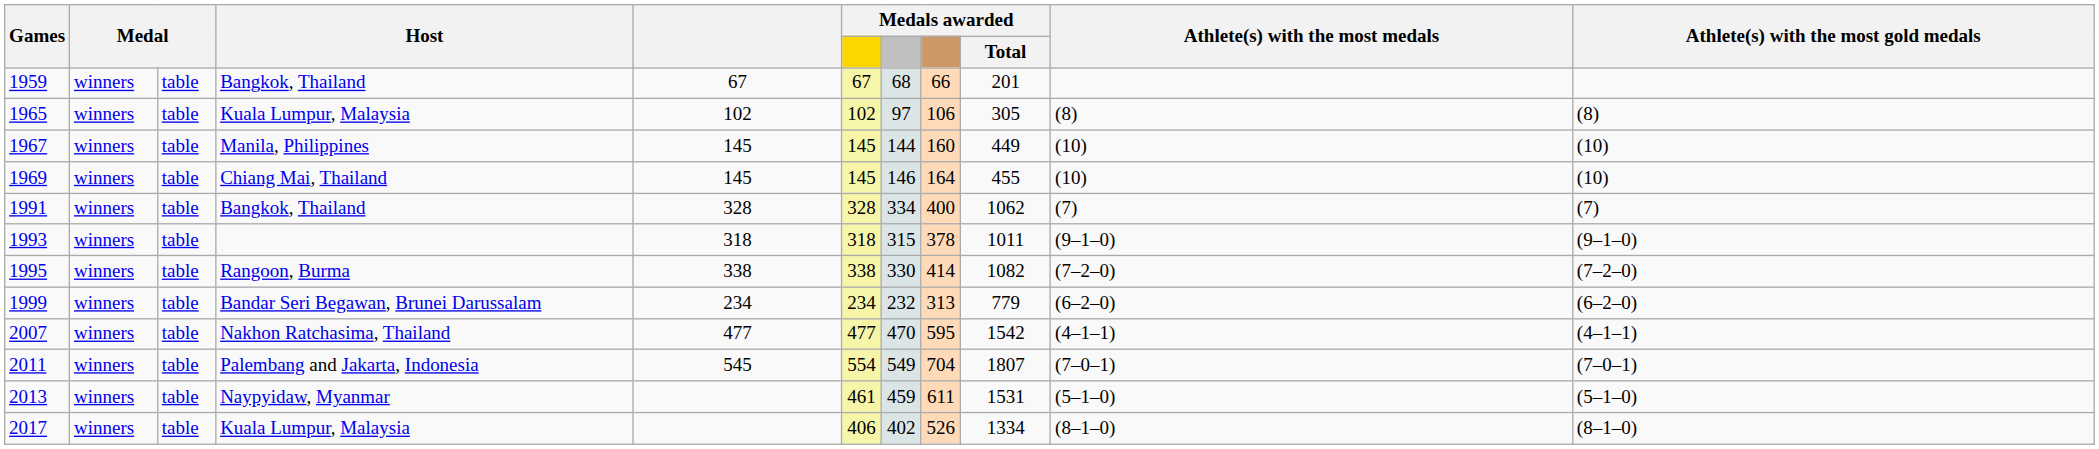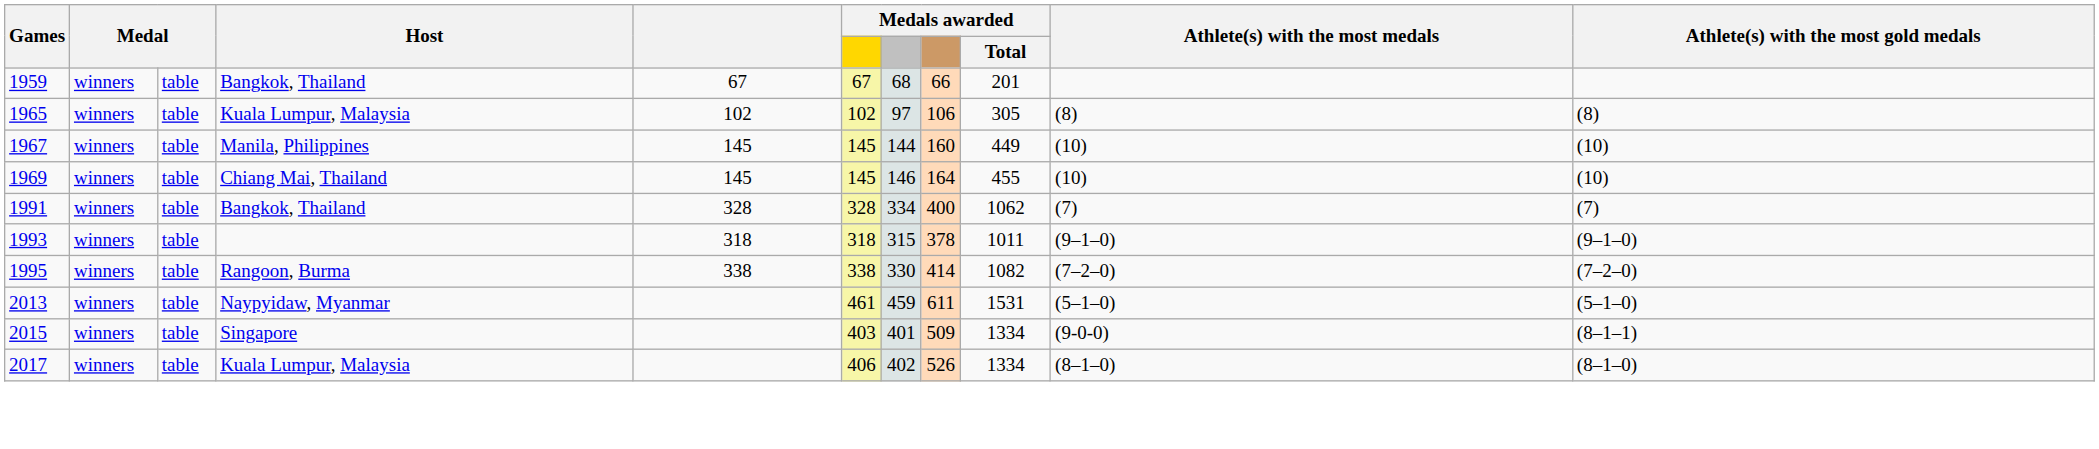- row: (28, 302)
- row: (28, 334)
- row: (28, 365)
+ row: (28, 334)
